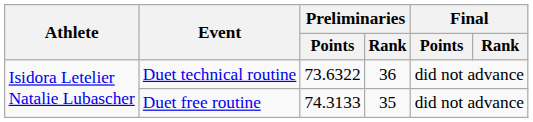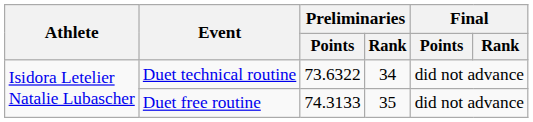(388, 74) 36 -> (388, 74) 34
